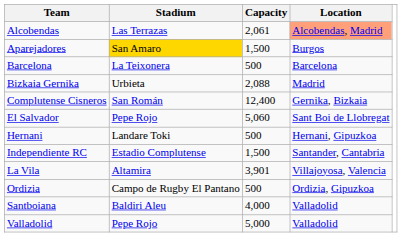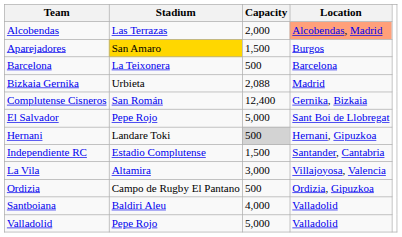(257, 30) 2,061 -> (257, 30) 2,000
(257, 118) 5,060 -> (257, 118) 5,000
(253, 135) no background -> (253, 135) lightgrey background
(257, 170) 3,901 -> (257, 170) 3,000
